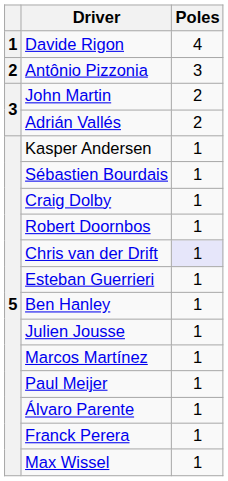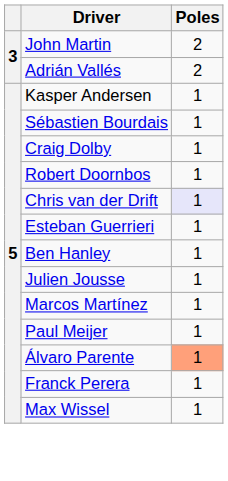- row: (75, 44)
- row: (86, 70)
(198, 410) no background -> (198, 357) lightsalmon background
